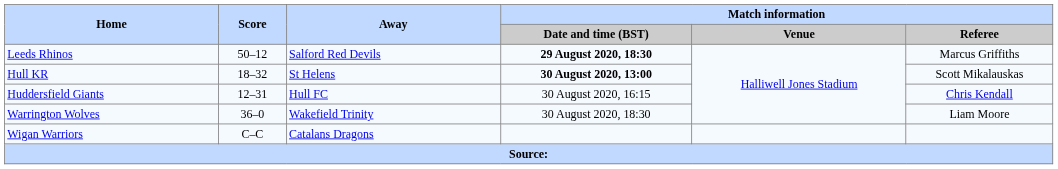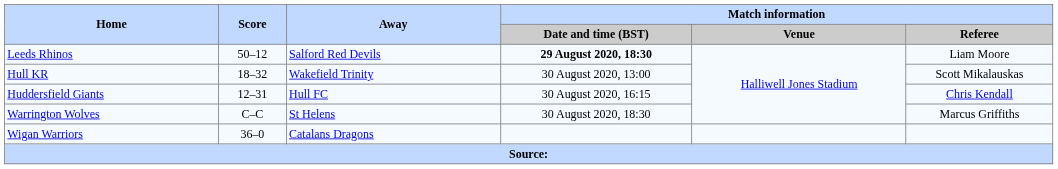(979, 54) Marcus Griffiths -> (979, 54) Liam Moore
(312, 74) St Helens -> (331, 74) Wakefield Trinity
(596, 74) bold -> (596, 74) normal
(252, 114) 36–0 -> (252, 114) C–C
(331, 114) Wakefield Trinity -> (312, 114) St Helens
(979, 114) Liam Moore -> (979, 114) Marcus Griffiths
(252, 133) C–C -> (252, 133) 36–0
